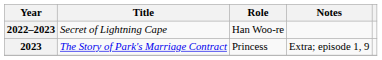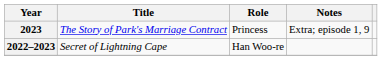rows swapped: (31, 30) <-> (31, 47)
